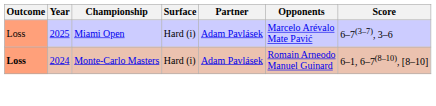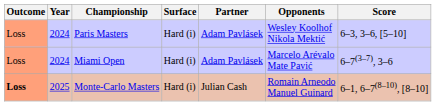+ row: (101, 33)
(60, 33) 2025 -> (60, 60) 2024
(60, 60) 2024 -> (60, 87) 2025
(232, 60) Adam Pavlásek -> (224, 87) Julian Cash
